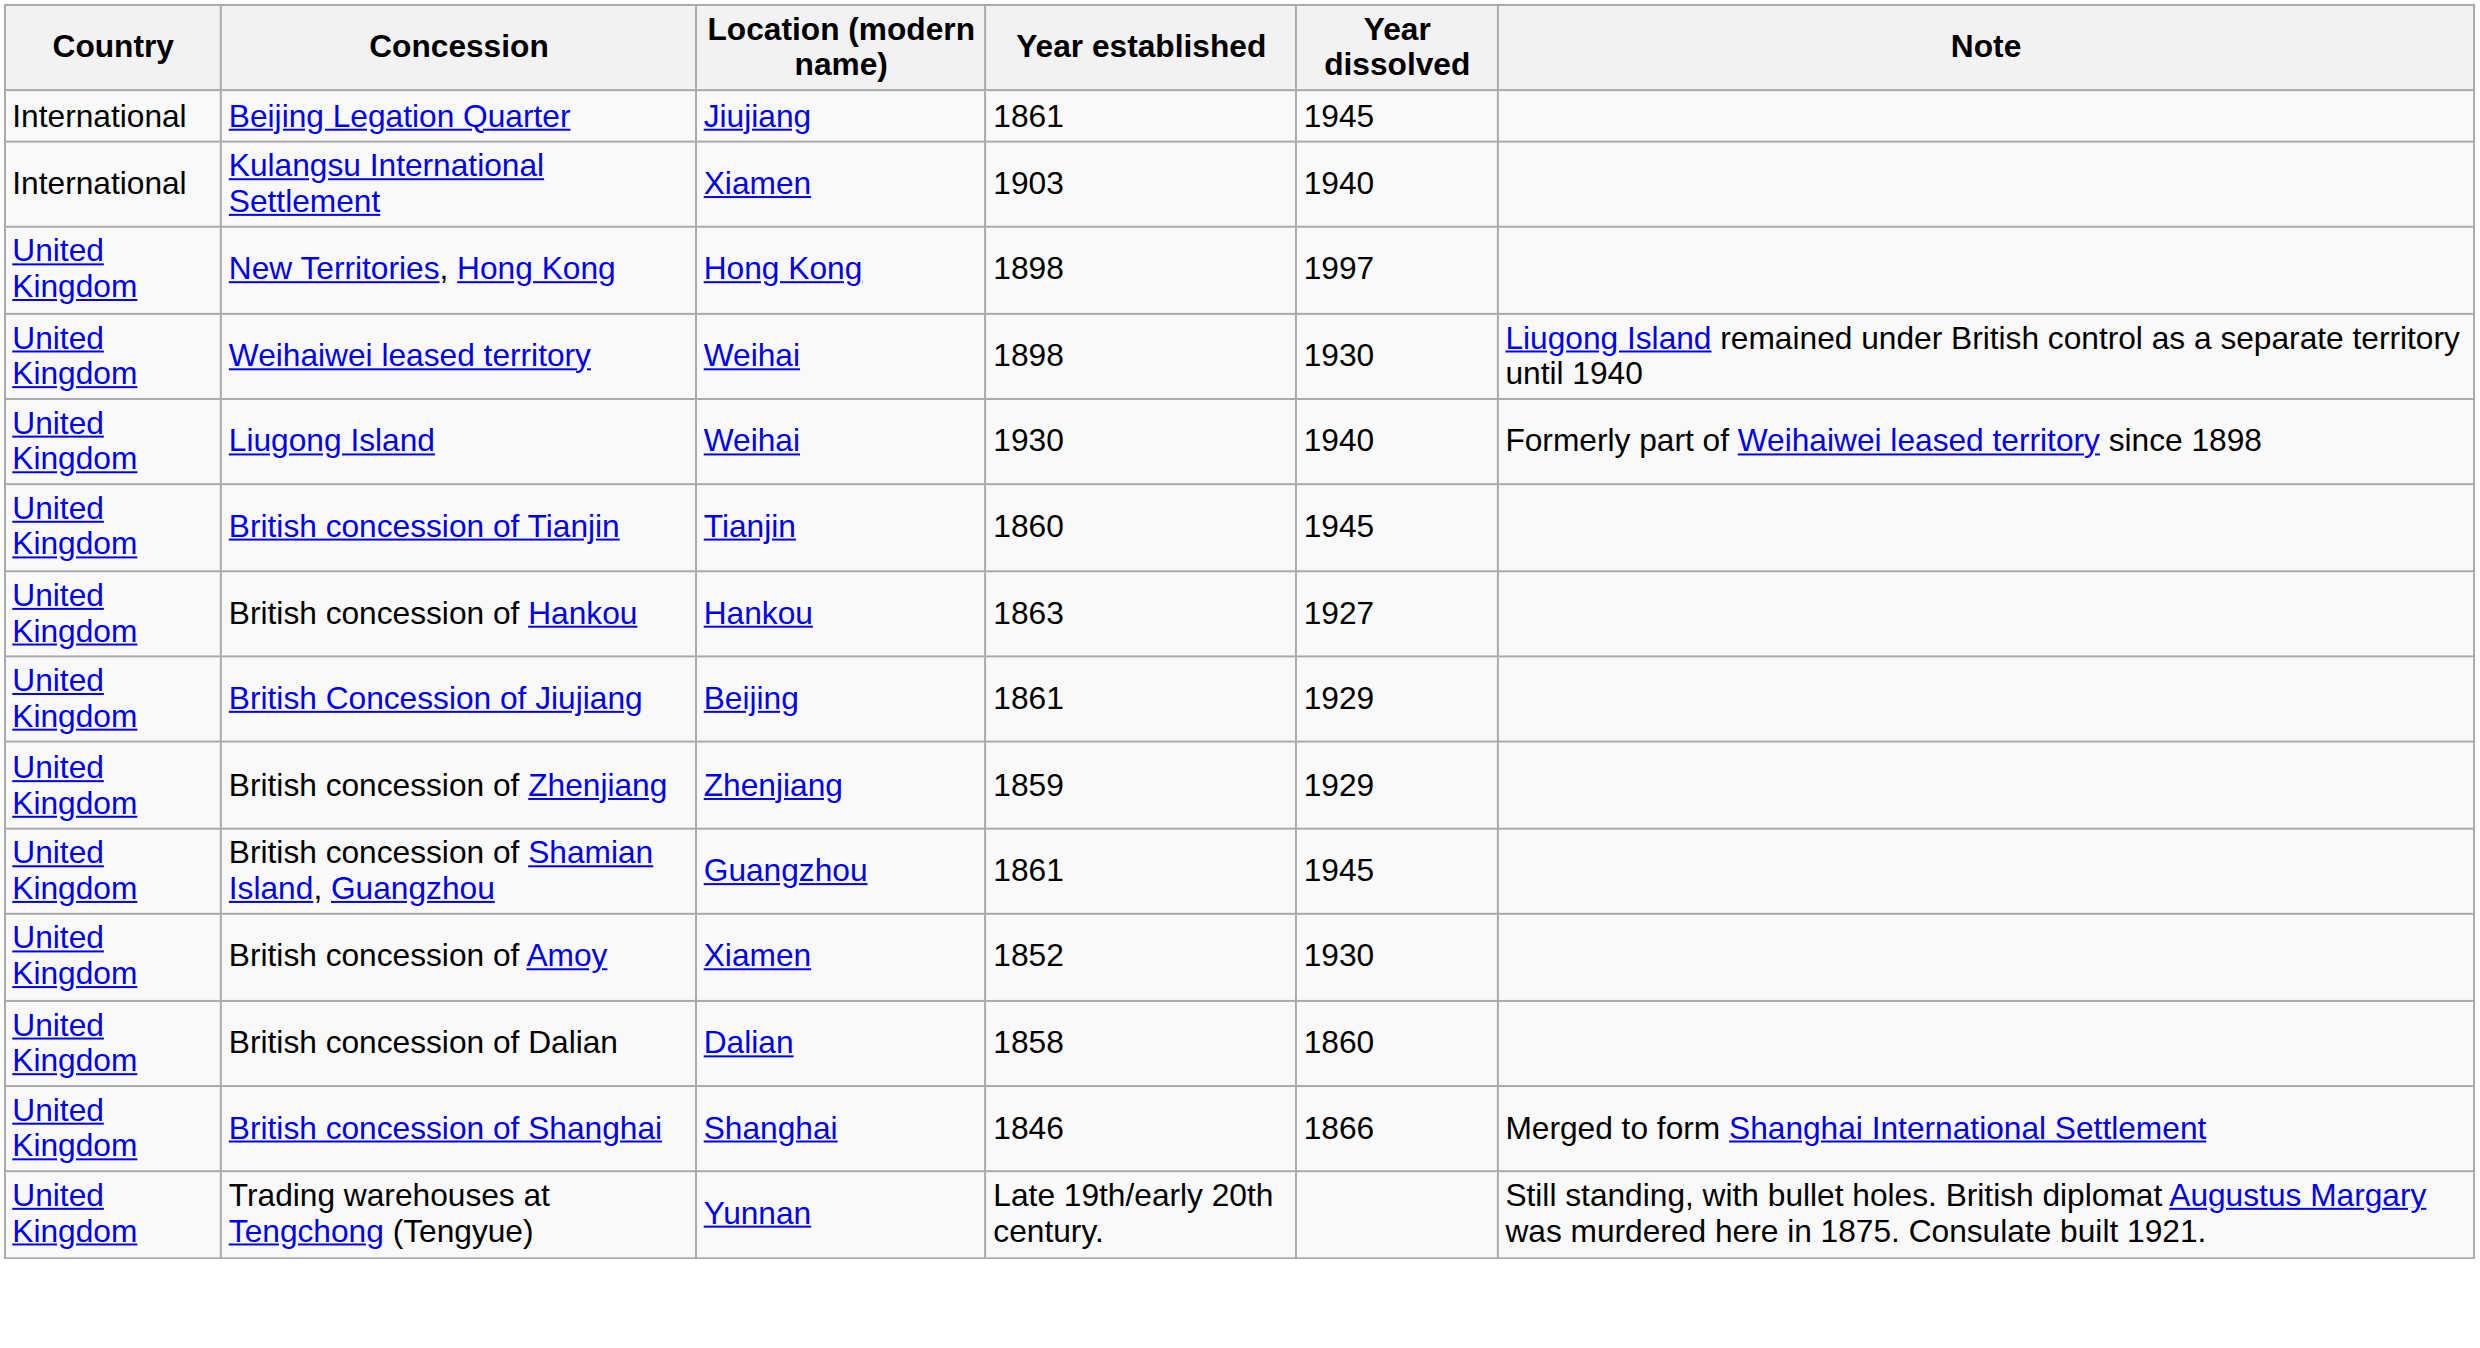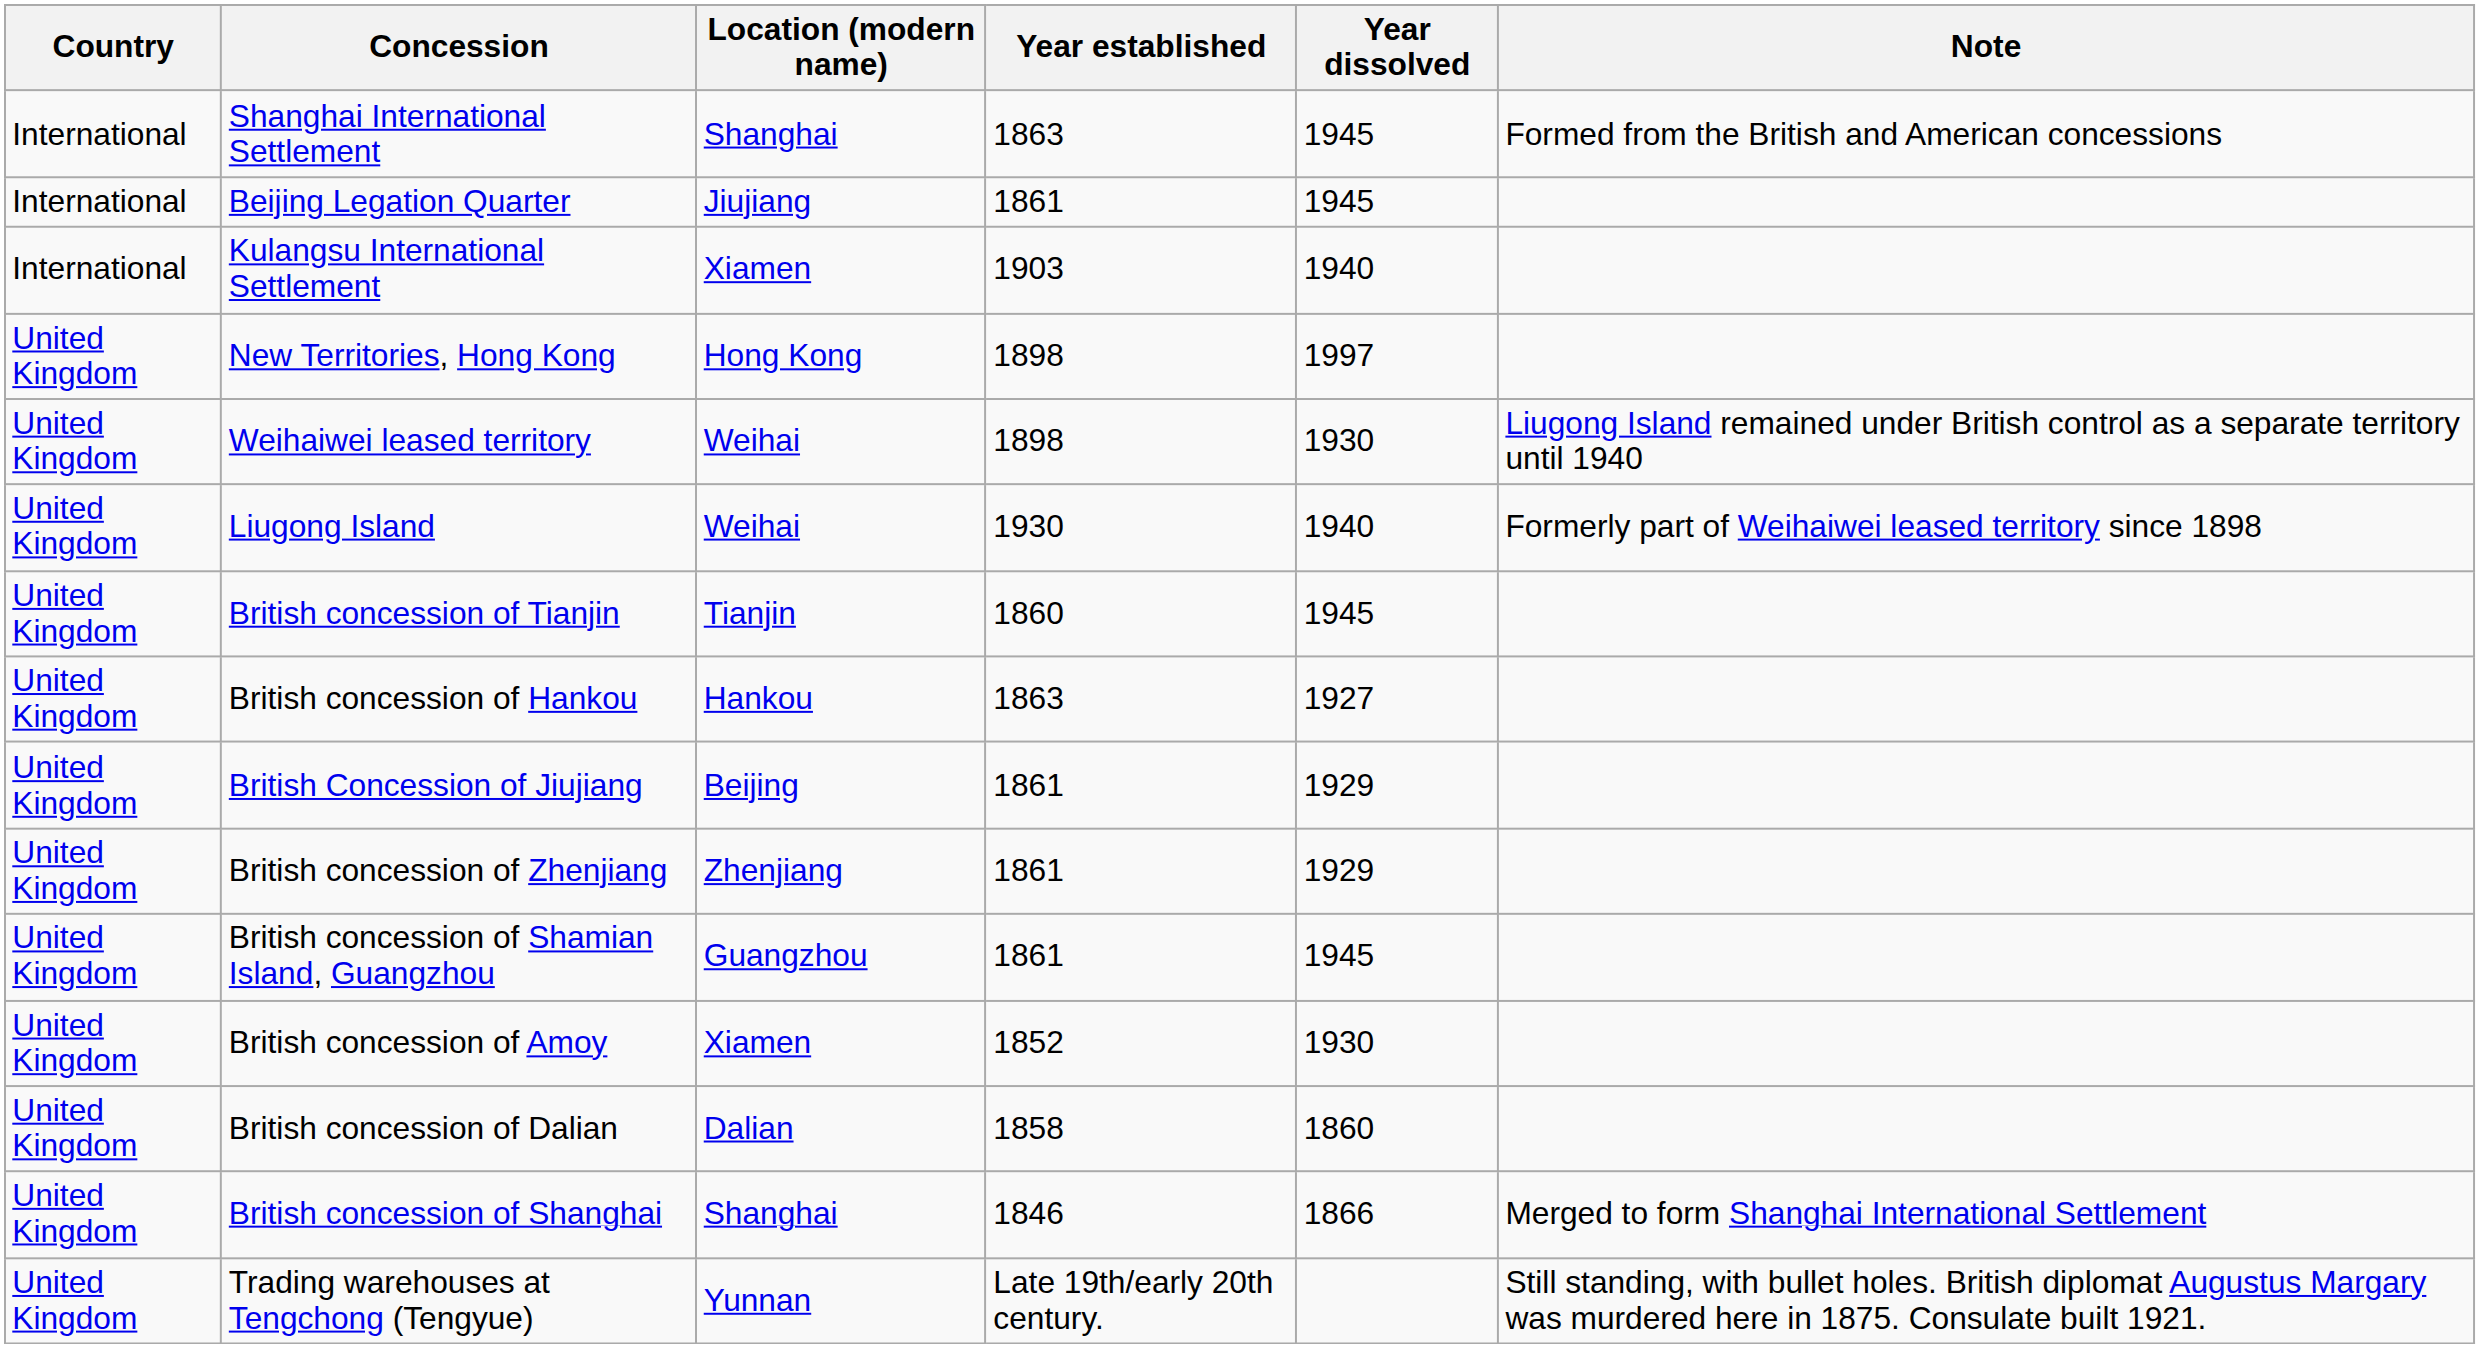+ row: (387, 133)
(1029, 784) 1859 -> (1029, 870) 1861
